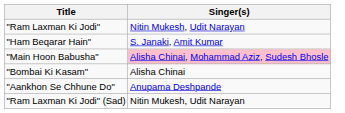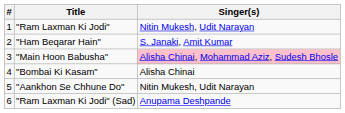+ column: (9, 12)
(176, 87) Anupama Deshpande -> (197, 87) Nitin Mukesh, Udit Narayan
(187, 101) Nitin Mukesh, Udit Narayan -> (185, 101) Anupama Deshpande
